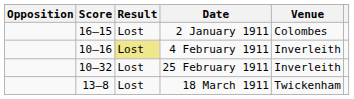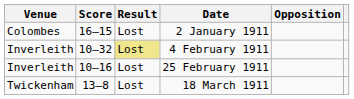columns swapped: (40, 13) <-> (308, 13)
(95, 49) 10–16 -> (95, 49) 10–32
(95, 67) 10–32 -> (95, 67) 10–16
